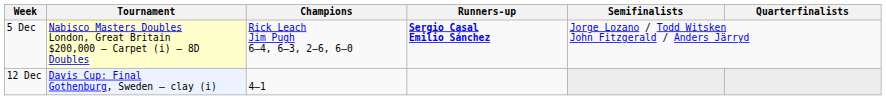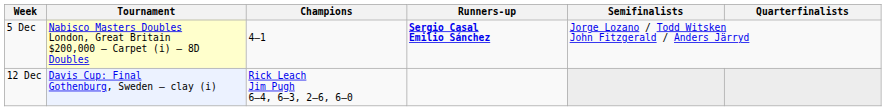(301, 39) Rick Leach Jim Pugh 6–4, 6–3, 2–6, 6–0 -> (257, 39) 4–1
(257, 87) 4–1 -> (301, 87) Rick Leach Jim Pugh 6–4, 6–3, 2–6, 6–0
